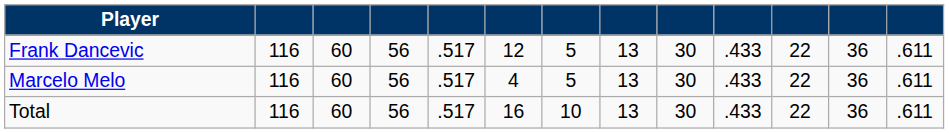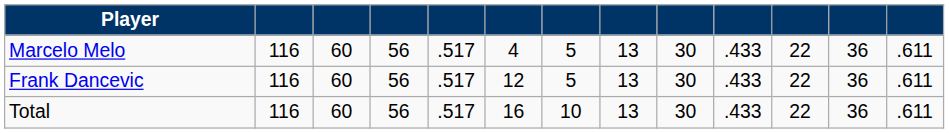rows swapped: (76, 50) <-> (67, 81)
